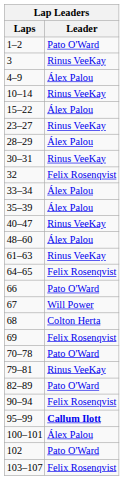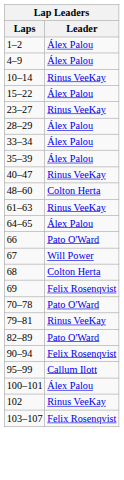(73, 45) Pato O'Ward -> (70, 45) Álex Palou
- row: (9, 61)
- row: (19, 158)
- row: (12, 175)
(70, 239) Álex Palou -> (74, 191) Colton Herta
(82, 272) Felix Rosenqvist -> (70, 223) Álex Palou
(74, 418) bold -> (72, 369) normal
(73, 451) Pato O'Ward -> (77, 402) Rinus VeeKay
